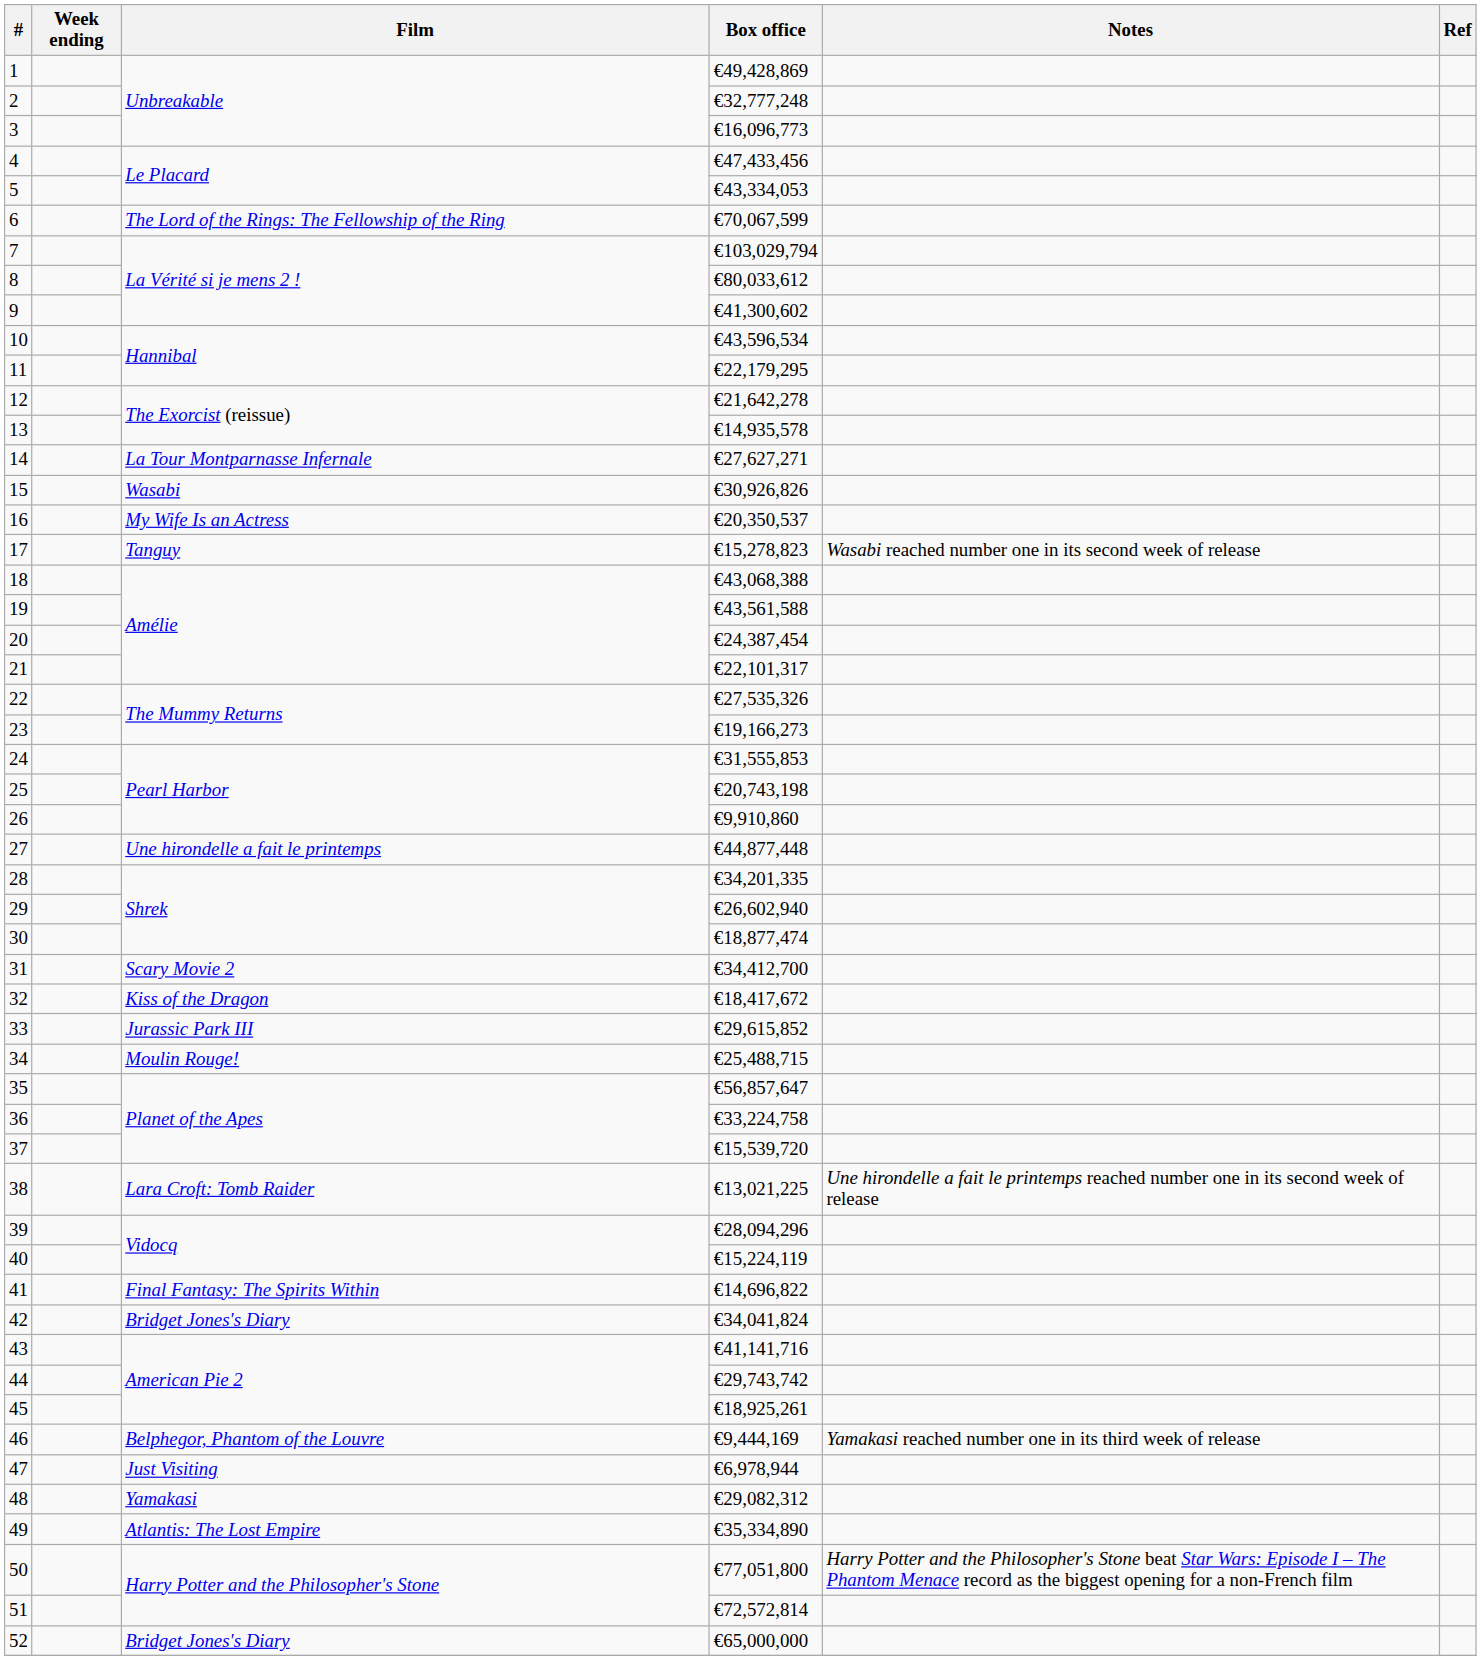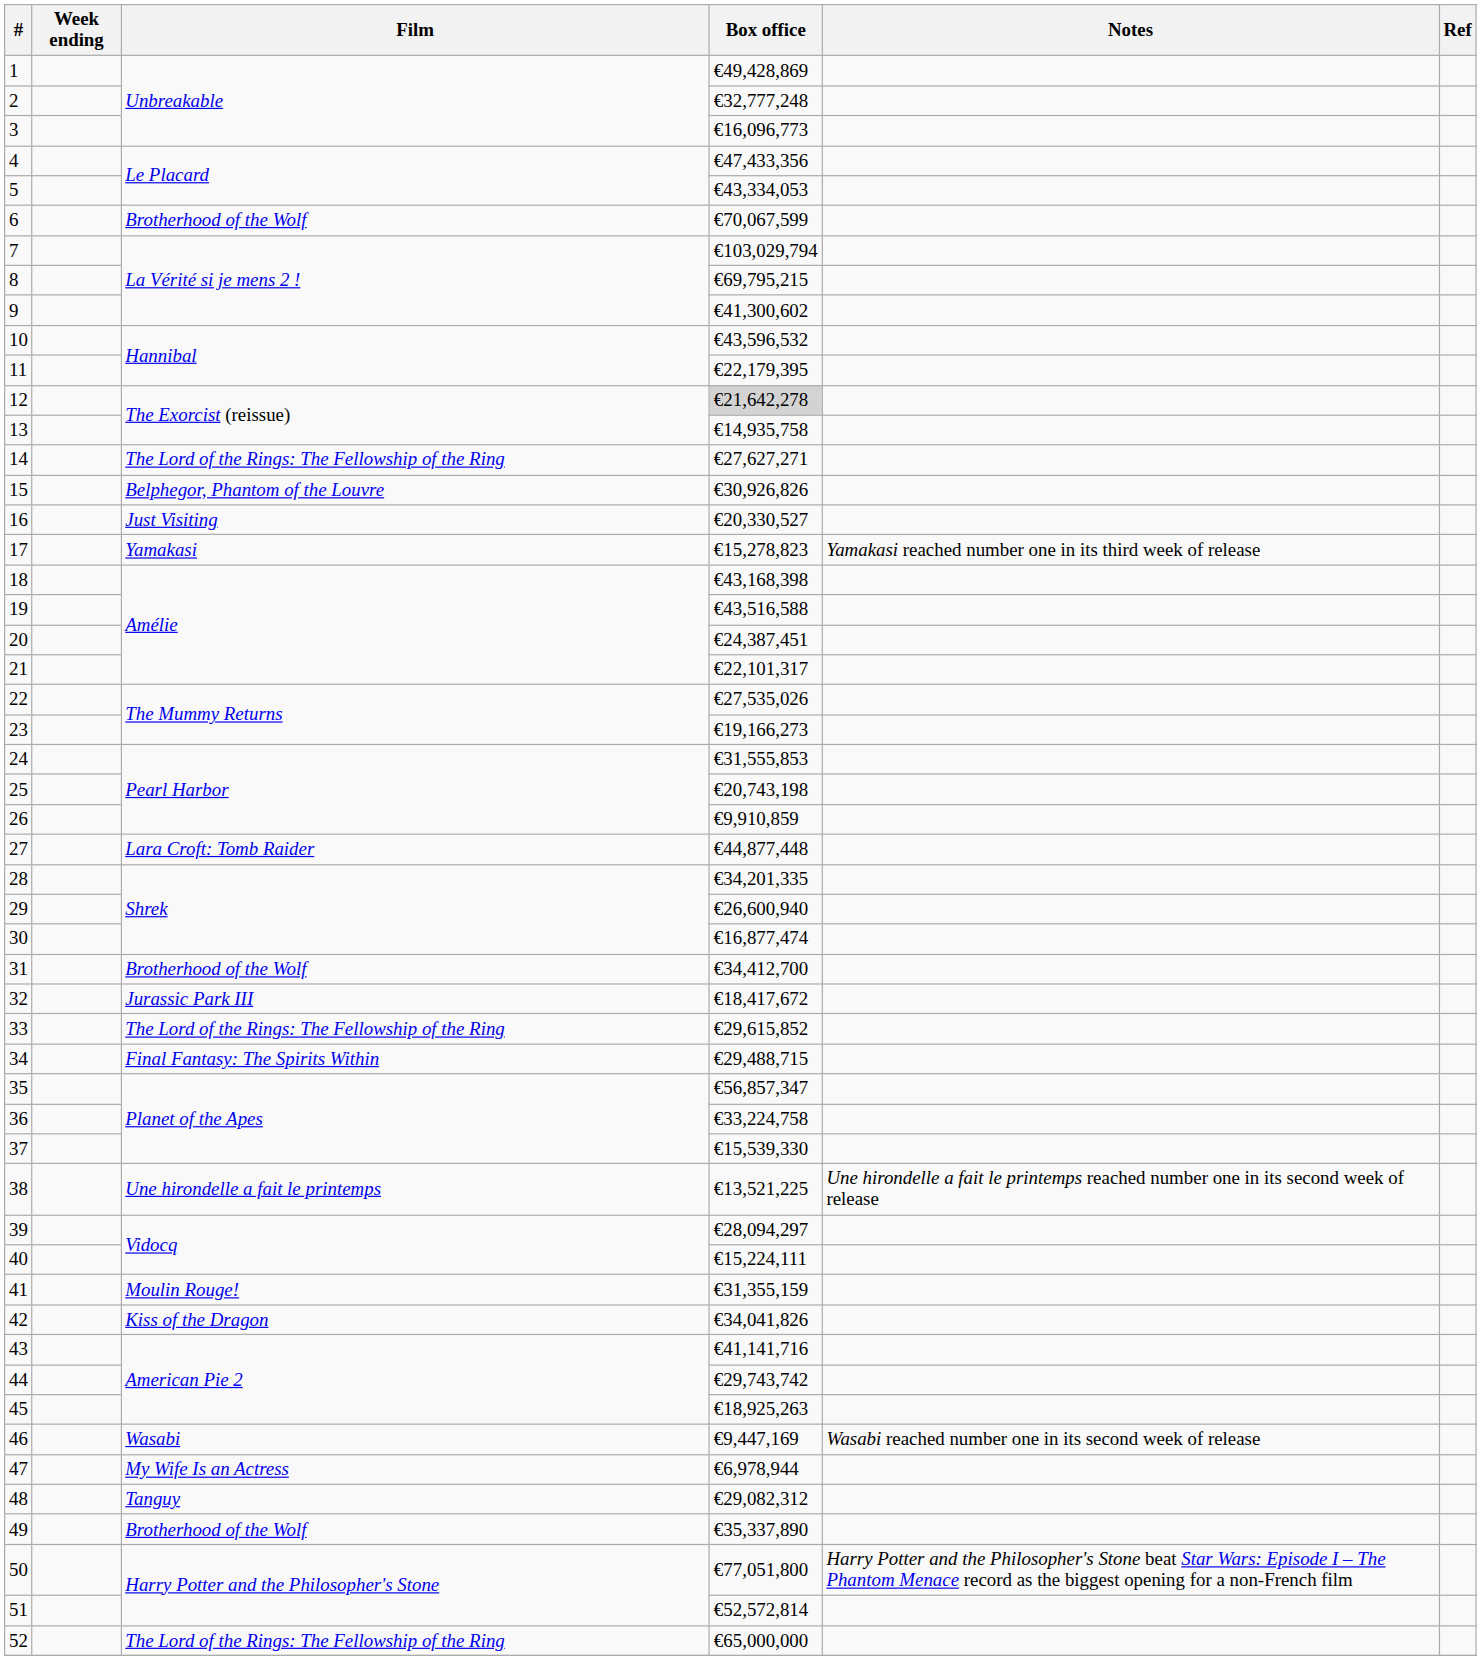(761, 160) €47,433,456 -> (761, 160) €47,433,356
(315, 220) The Lord of the Rings: The Fellowship of the Ring -> (216, 220) Brotherhood of the Wolf
(761, 280) €80,033,612 -> (761, 280) €69,795,215
(761, 340) €43,596,534 -> (761, 340) €43,596,532
(761, 370) €22,179,295 -> (761, 370) €22,179,395
(761, 400) no background -> (761, 400) lightgrey background
(761, 429) €14,935,578 -> (761, 429) €14,935,758
(248, 459) La Tour Montparnasse Infernale -> (315, 459) The Lord of the Rings: The Fellowship of the Ring
(153, 489) Wasabi -> (255, 489) Belphegor, Phantom of the Louvre
(207, 519) My Wife Is an Actress -> (172, 519) Just Visiting
(761, 519) €20,350,537 -> (761, 519) €20,330,527
(153, 549) Tanguy -> (161, 549) Yamakasi
(1043, 549) Wasabi reached number one in its second week of release -> (1043, 549) Yamakasi reached number one in its third week of release
(761, 579) €43,068,388 -> (761, 579) €43,168,398
(761, 609) €43,561,588 -> (761, 609) €43,516,588
(761, 639) €24,387,454 -> (761, 639) €24,387,451
(761, 699) €27,535,326 -> (761, 699) €27,535,026
(756, 819) €9,910,860 -> (756, 819) €9,910,859
(253, 849) Une hirondelle a fait le printemps -> (220, 849) Lara Croft: Tomb Raider
(761, 909) €26,602,940 -> (761, 909) €26,600,940
(761, 938) €18,877,474 -> (761, 938) €16,877,474
(180, 968) Scary Movie 2 -> (216, 968) Brotherhood of the Wolf
(197, 998) Kiss of the Dragon -> (189, 998) Jurassic Park III
(189, 1028) Jurassic Park III -> (315, 1028) The Lord of the Rings: The Fellowship of the Ring
(182, 1058) Moulin Rouge! -> (252, 1058) Final Fantasy: The Spirits Within
(761, 1058) €25,488,715 -> (761, 1058) €29,488,715
(761, 1088) €56,857,647 -> (761, 1088) €56,857,347
(761, 1148) €15,539,720 -> (761, 1148) €15,539,330
(220, 1189) Lara Croft: Tomb Raider -> (253, 1189) Une hirondelle a fait le printemps
(761, 1189) €13,021,225 -> (761, 1189) €13,521,225
(761, 1229) €28,094,296 -> (761, 1229) €28,094,297
(761, 1259) €15,224,119 -> (760, 1259) €15,224,111
(252, 1289) Final Fantasy: The Spirits Within -> (182, 1289) Moulin Rouge!
(761, 1289) €14,696,822 -> (761, 1289) €31,355,159
(208, 1319) Bridget Jones's Diary -> (197, 1319) Kiss of the Dragon
(761, 1319) €34,041,824 -> (761, 1319) €34,041,826
(761, 1409) €18,925,261 -> (761, 1409) €18,925,263
(255, 1439) Belphegor, Phantom of the Louvre -> (153, 1439) Wasabi
(756, 1439) €9,444,169 -> (756, 1439) €9,447,169
(1043, 1439) Yamakasi reached number one in its third week of release -> (1043, 1439) Wasabi reached number one in its second week of release
(172, 1469) Just Visiting -> (207, 1469) My Wife Is an Actress
(161, 1499) Yamakasi -> (153, 1499) Tanguy
(223, 1529) Atlantis: The Lost Empire -> (216, 1529) Brotherhood of the Wolf
(761, 1529) €35,334,890 -> (761, 1529) €35,337,890
(761, 1610) €72,572,814 -> (761, 1610) €52,572,814
(208, 1640) Bridget Jones's Diary -> (315, 1640) The Lord of the Rings: The Fellowship of the Ring
